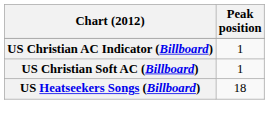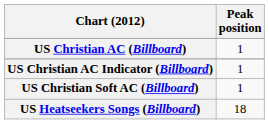+ row: (110, 48)
